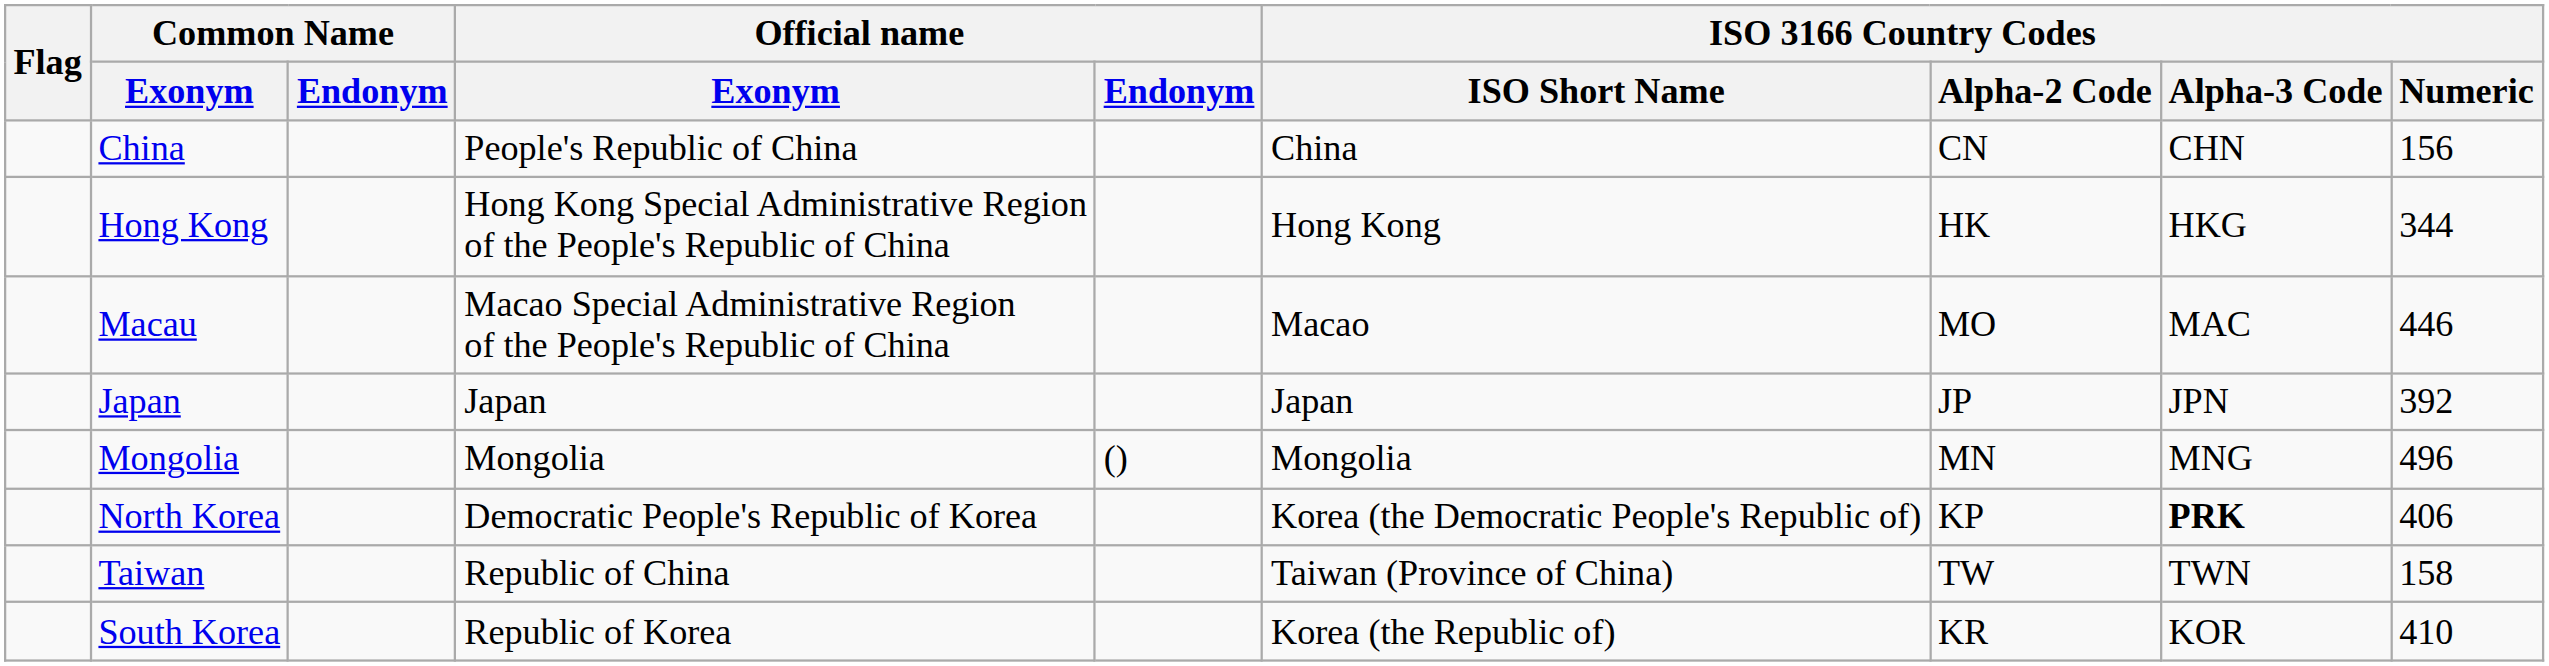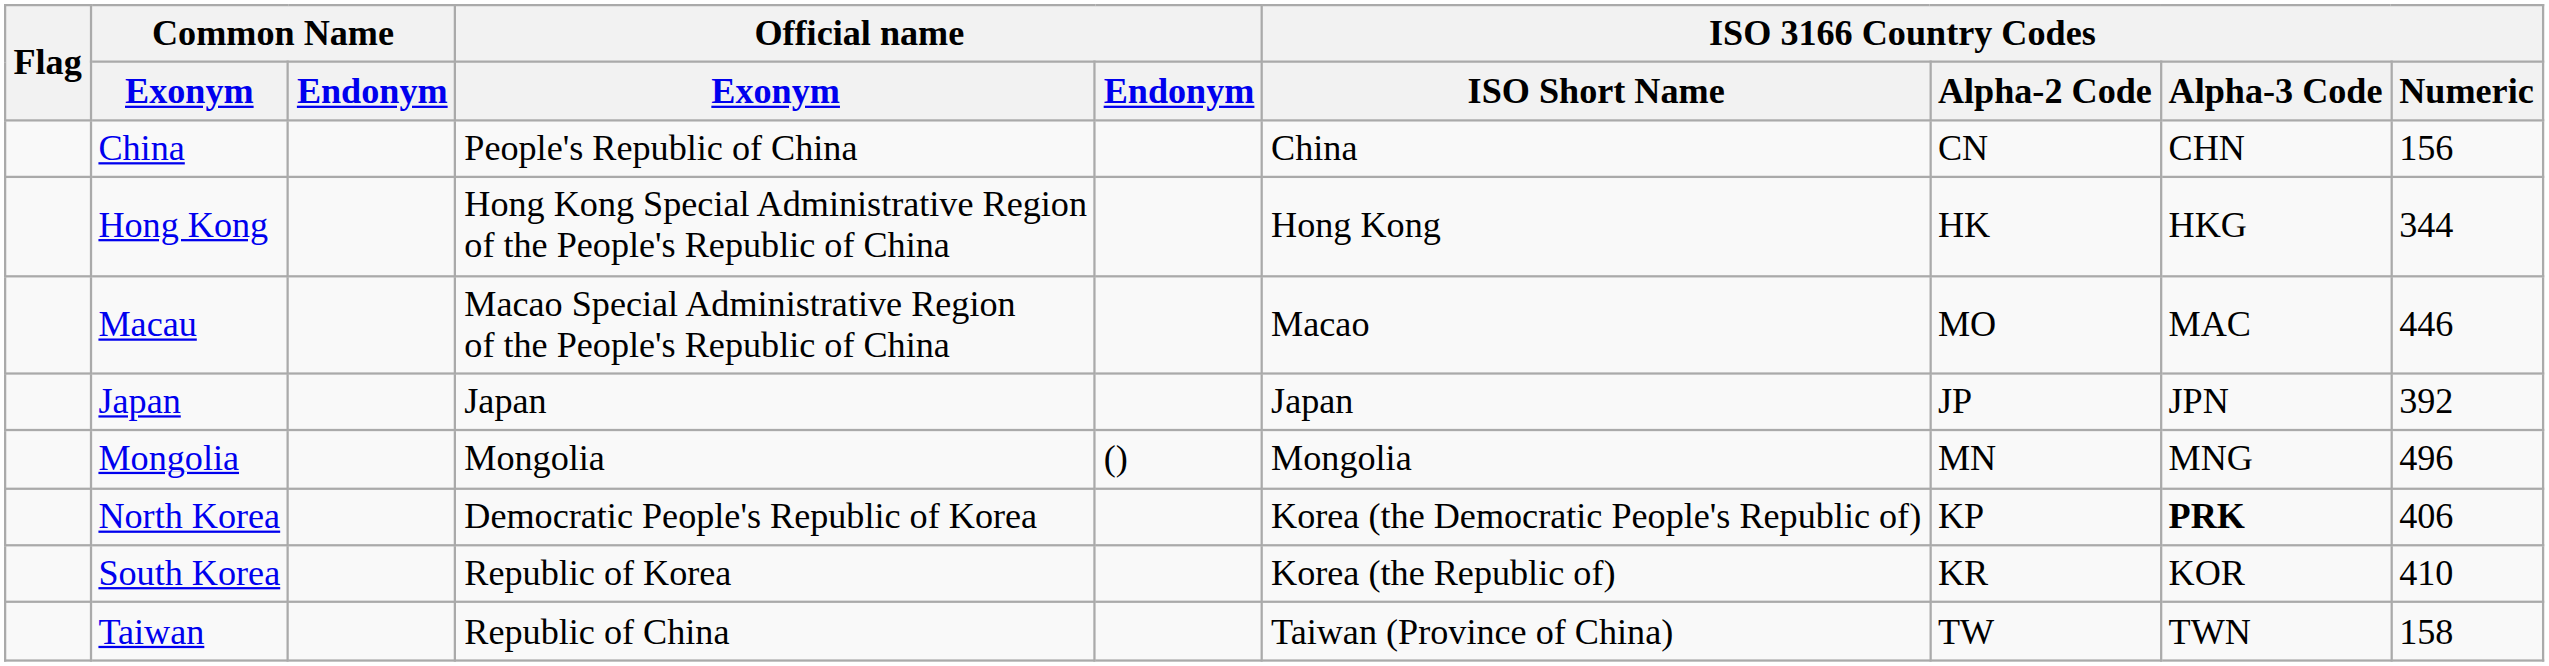rows swapped: (189, 630) <-> (151, 573)
